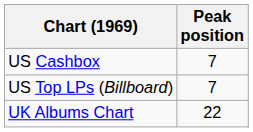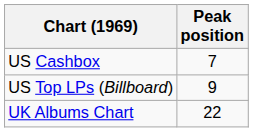(212, 87) 7 -> (212, 87) 9
